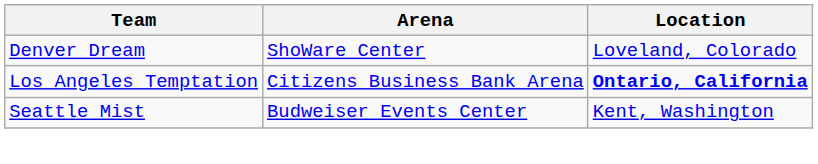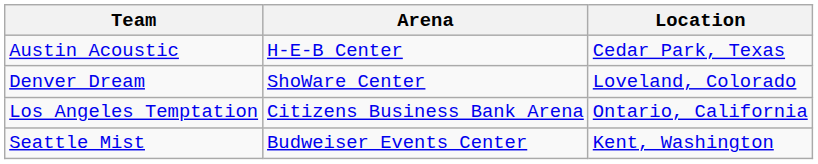+ row: (94, 51)
(700, 82) bold -> (700, 112) normal
